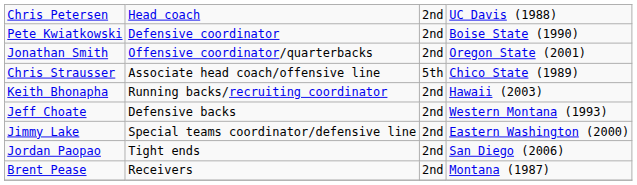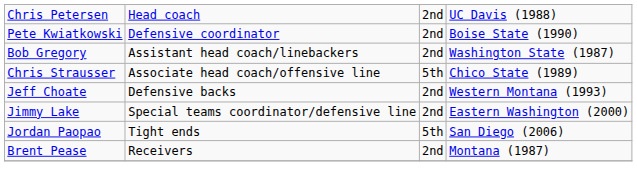- row: (58, 53)
+ row: (47, 53)
- row: (58, 92)
(433, 151) 2nd -> (433, 131) 5th
